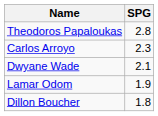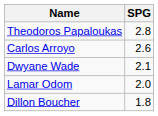(143, 48) 2.3 -> (143, 48) 2.6
(143, 84) 1.9 -> (143, 84) 2.0
